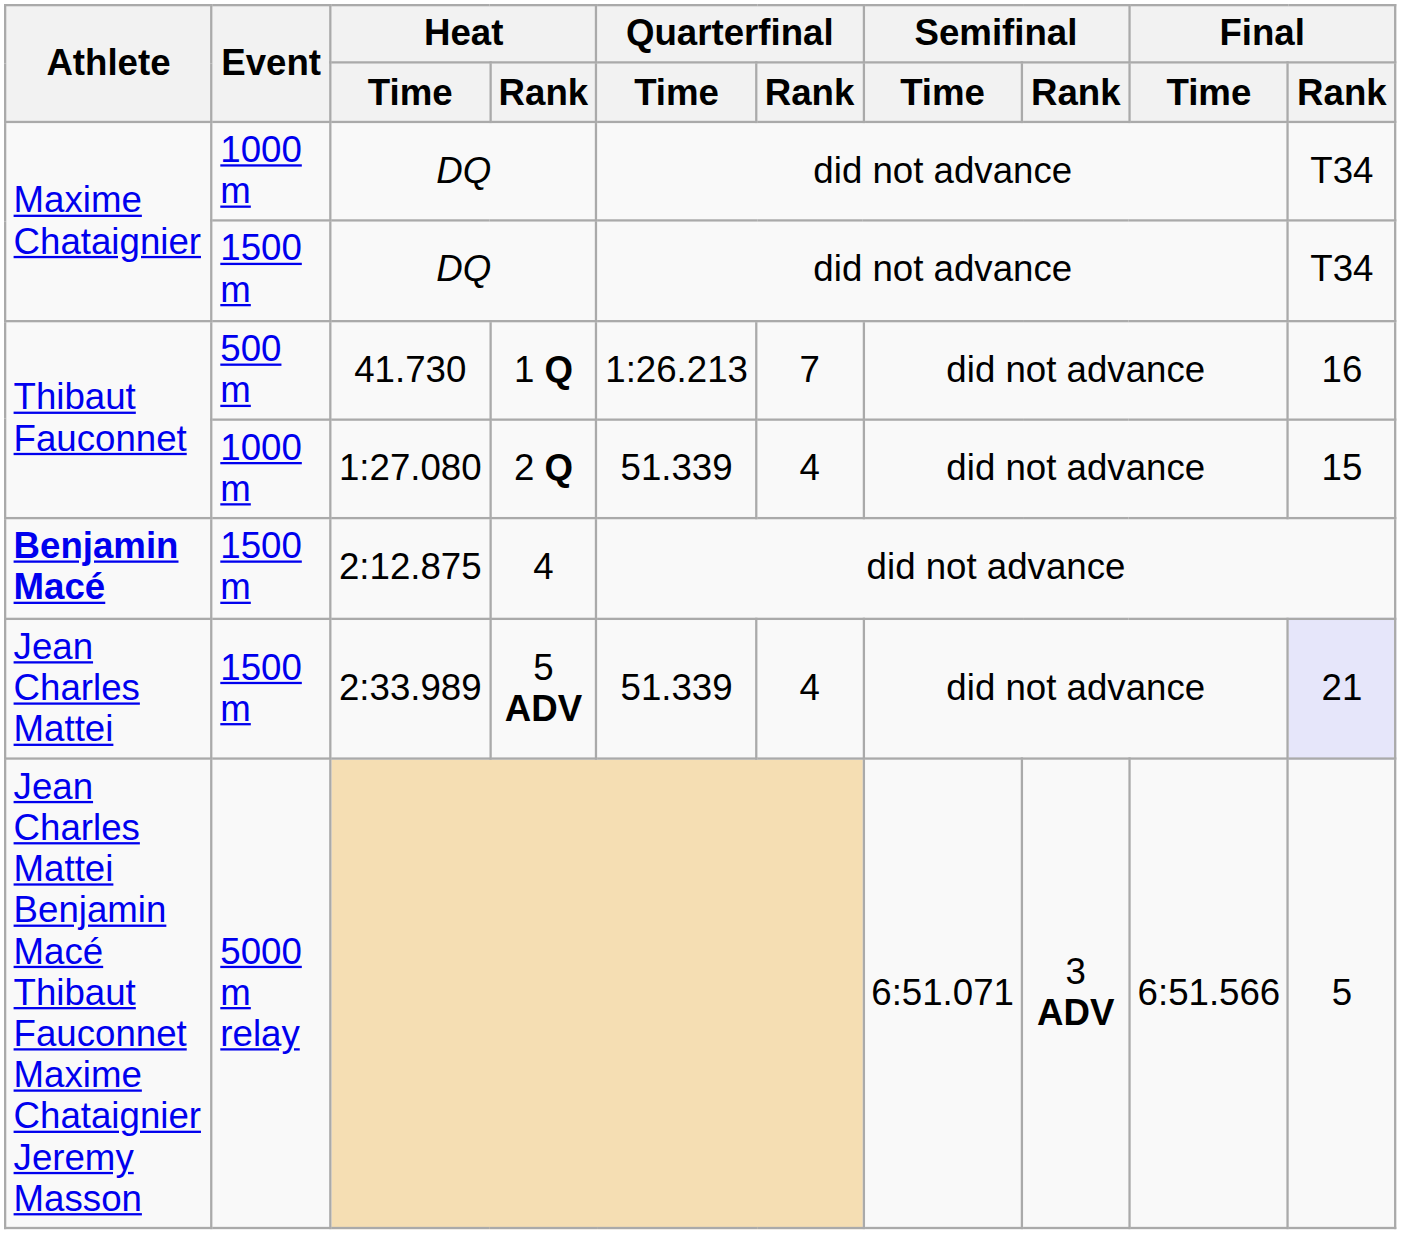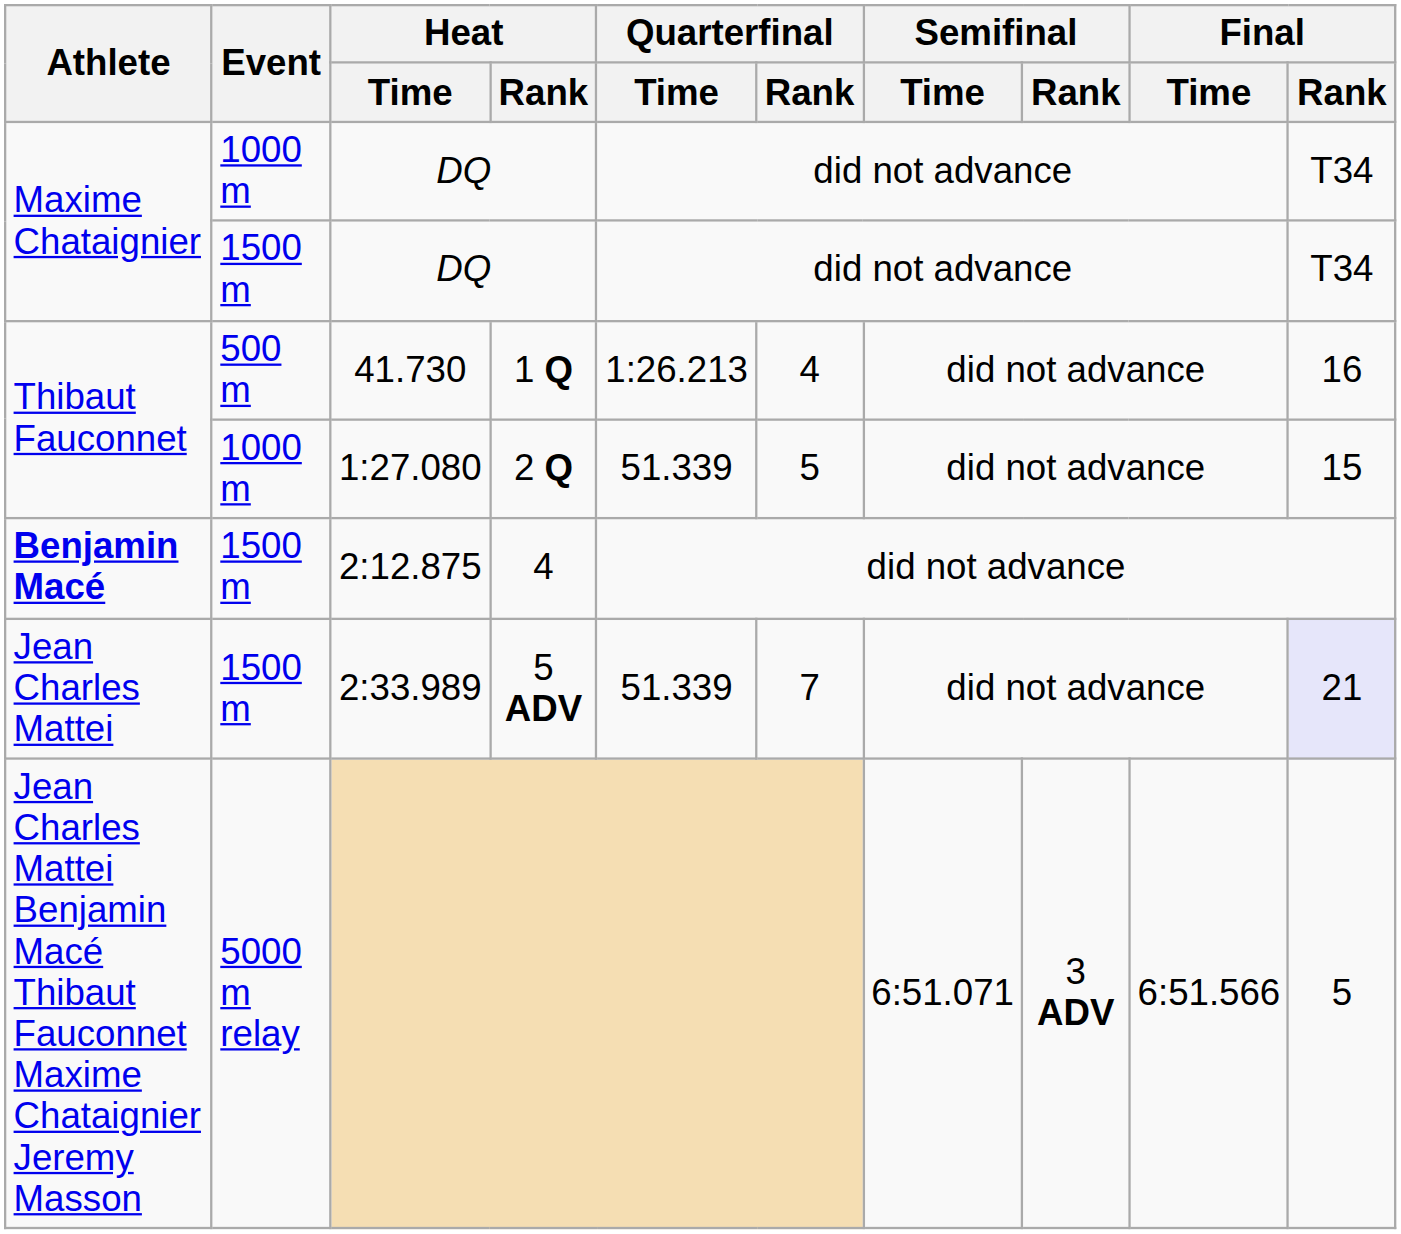(810, 369) 7 -> (810, 369) 4
(810, 468) 4 -> (810, 468) 5
(810, 687) 4 -> (810, 687) 7
